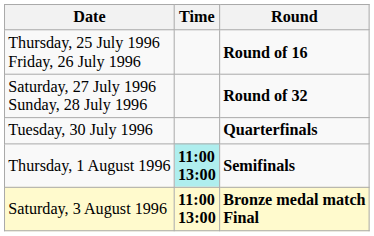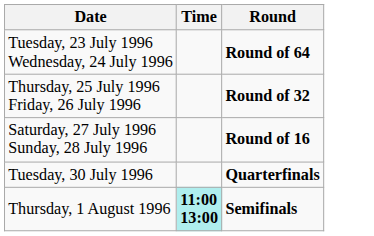+ row: (91, 52)
(265, 52) Round of 16 -> (268, 95) Round of 32
(265, 95) Round of 32 -> (268, 139) Round of 16
- row: (88, 209)
